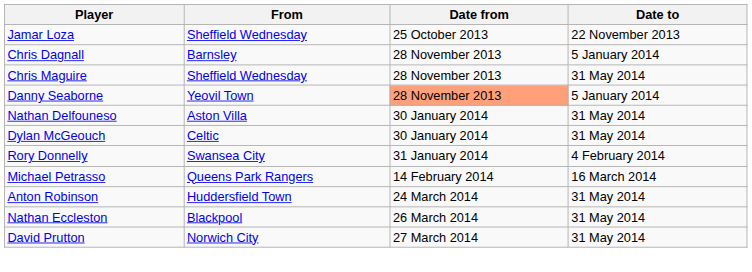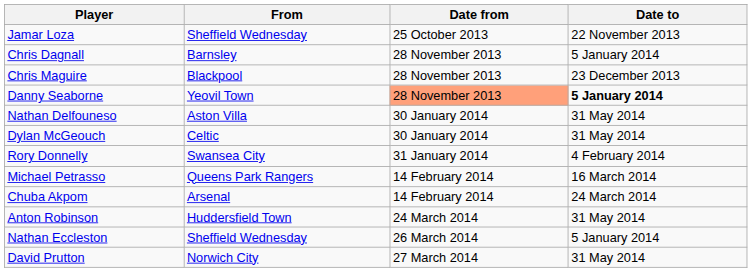(247, 75) Sheffield Wednesday -> (215, 75) Blackpool
(608, 75) 31 May 2014 -> (626, 75) 23 December 2013
(615, 96) normal -> (617, 96) bold
+ row: (47, 197)
(215, 217) Blackpool -> (247, 237) Sheffield Wednesday
(608, 217) 31 May 2014 -> (615, 237) 5 January 2014
